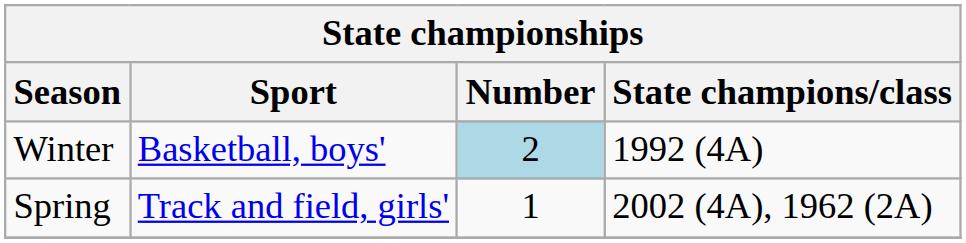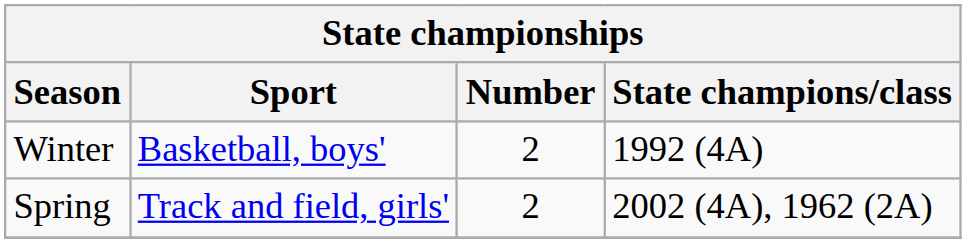(531, 149) lightblue background -> (531, 149) no background
(531, 206) 1 -> (531, 206) 2
